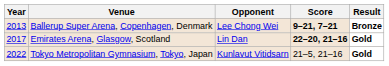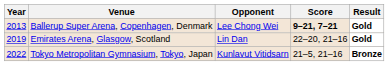(367, 26) Bronze -> (362, 26) Gold
(16, 40) 2017 -> (16, 40) 2019
(320, 40) bold -> (320, 40) normal
(362, 54) Gold -> (367, 54) Bronze
